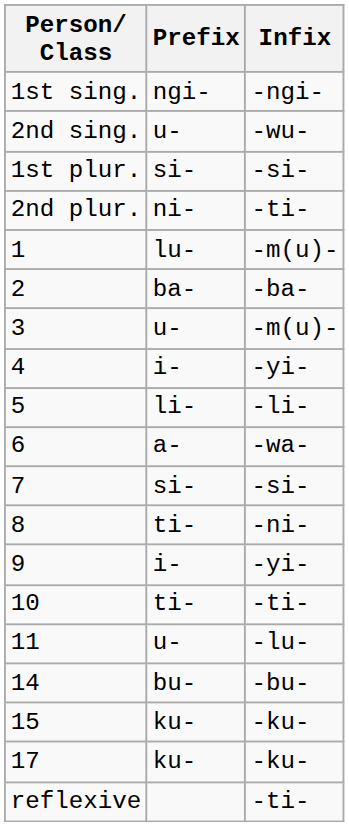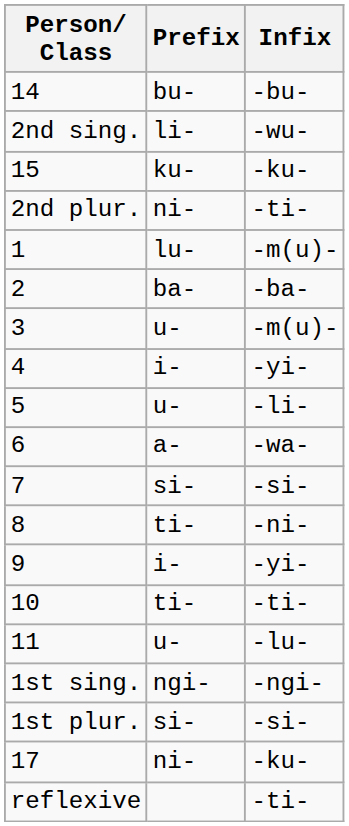rows swapped: (76, 92) <-> (25, 683)
(167, 131) u- -> (175, 131) li-
rows swapped: (76, 171) <-> (25, 722)
(175, 407) li- -> (167, 407) u-
(175, 762) ku- -> (175, 762) ni-
